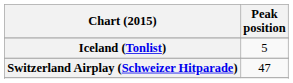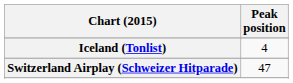(264, 48) 5 -> (264, 48) 4
